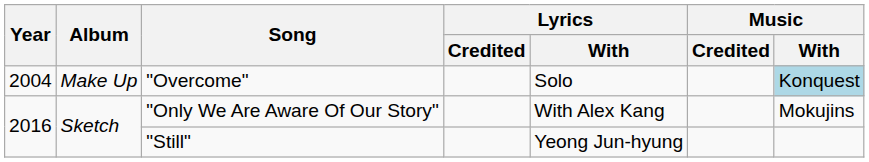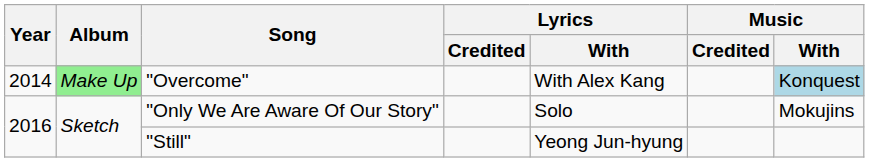(30, 80) 2004 -> (30, 80) 2014
(99, 80) no background -> (99, 80) lightgreen background
(554, 80) Solo -> (599, 80) With Alex Kang
(599, 111) With Alex Kang -> (554, 111) Solo
